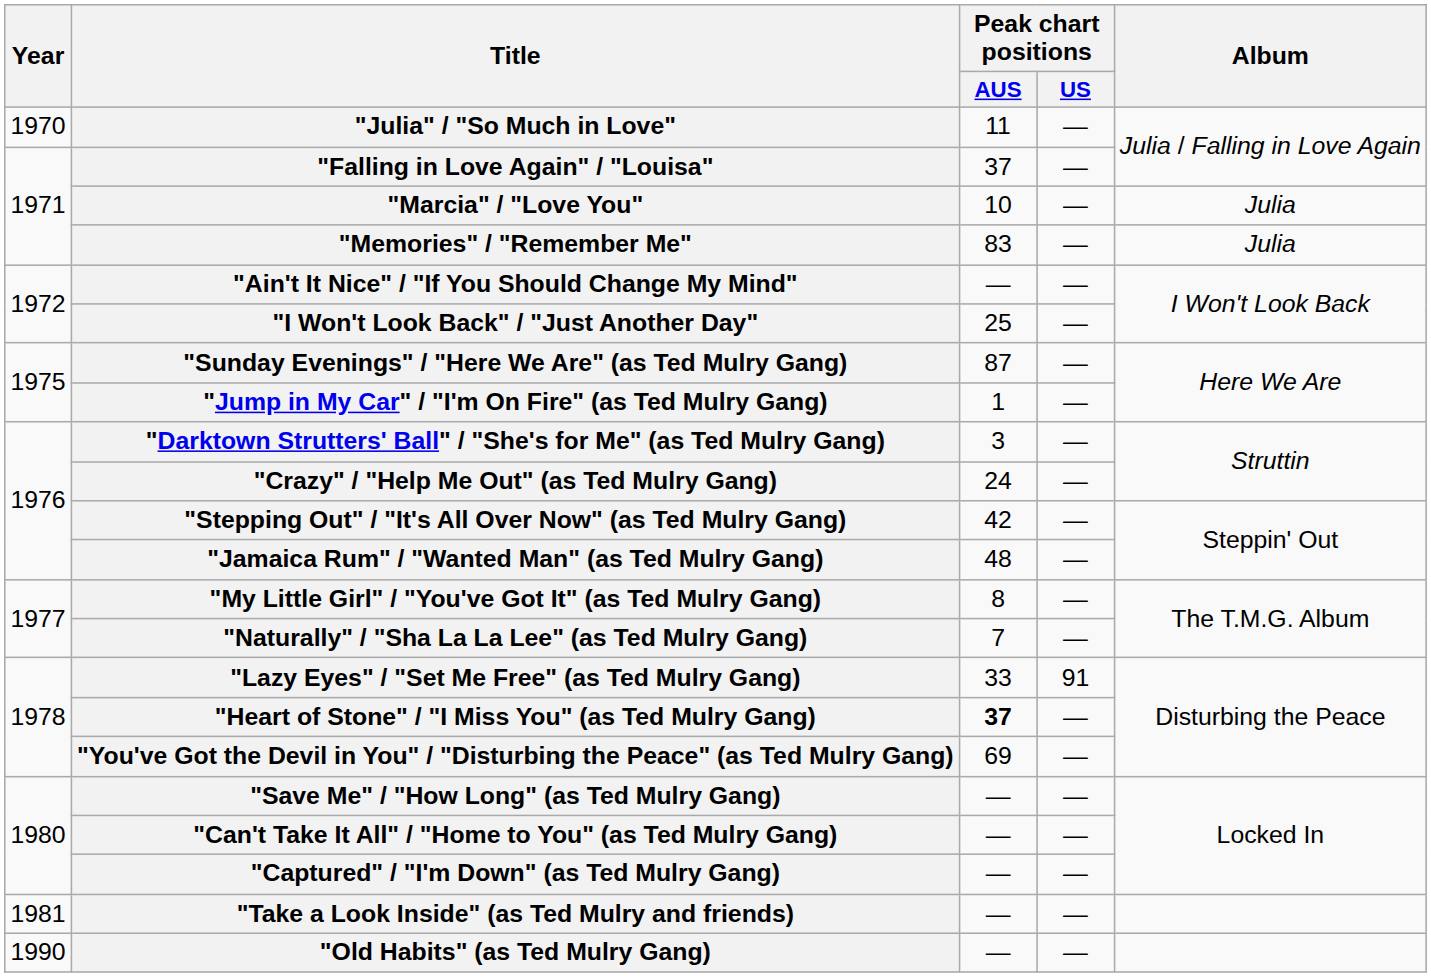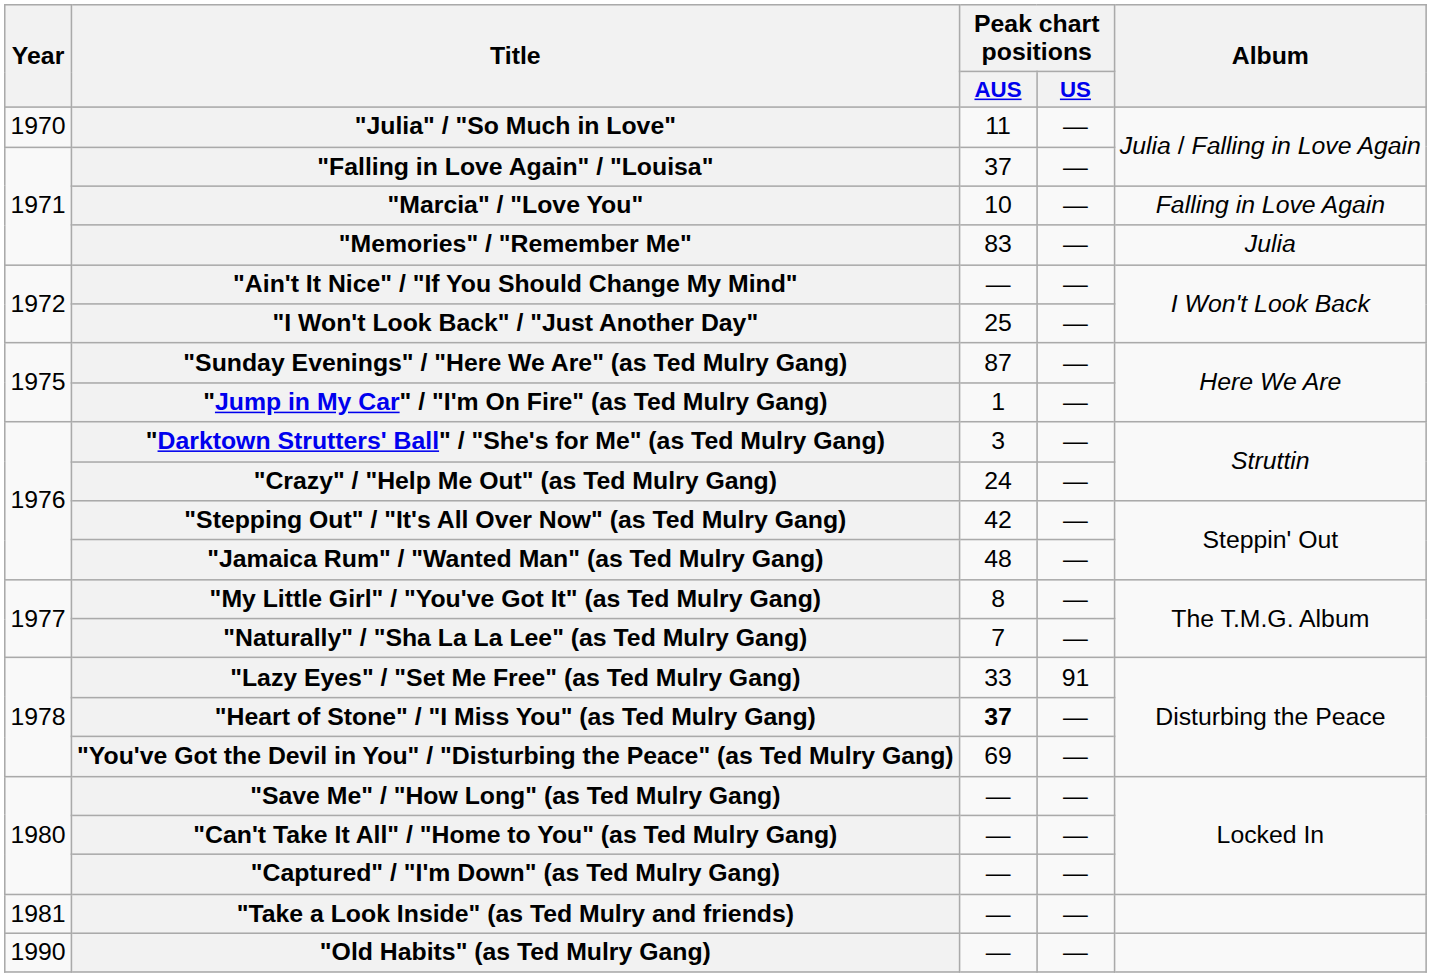(1270, 205) Julia -> (1270, 205) Falling in Love Again
